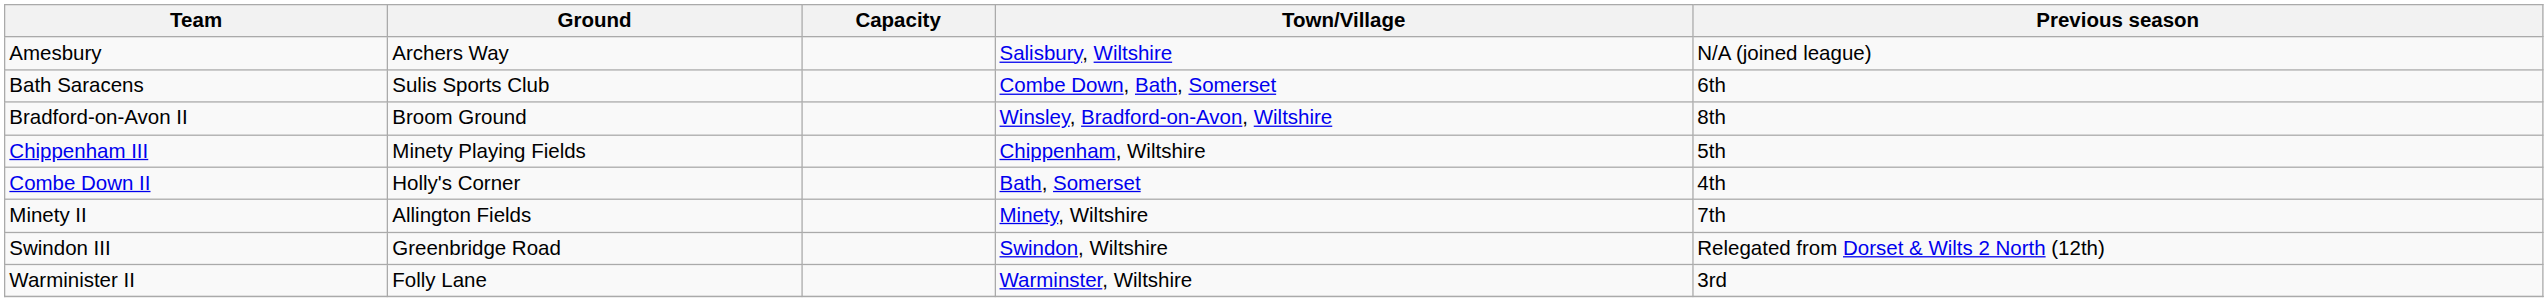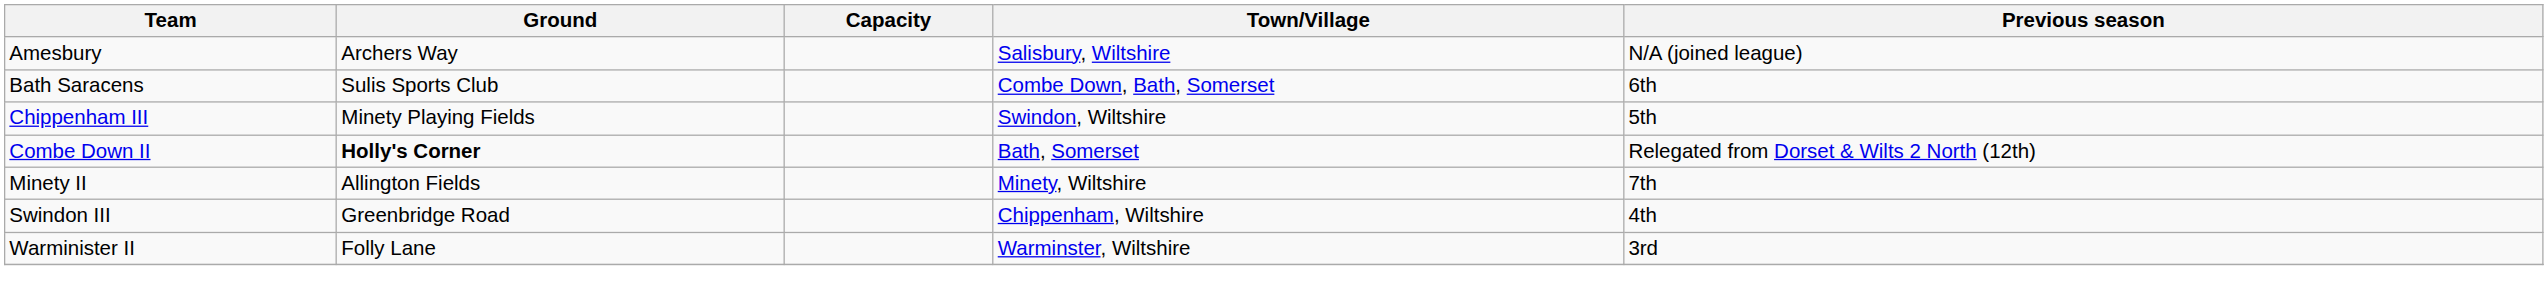- row: (99, 118)
(1103, 150) Chippenham, Wiltshire -> (1082, 118) Swindon, Wiltshire
(456, 183) normal -> (411, 150) bold
(1712, 183) 4th -> (1832, 150) Relegated from Dorset & Wilts 2 North (12th)
(1084, 248) Swindon, Wiltshire -> (1101, 215) Chippenham, Wiltshire
(1901, 248) Relegated from Dorset & Wilts 2 North (12th) -> (1643, 215) 4th
